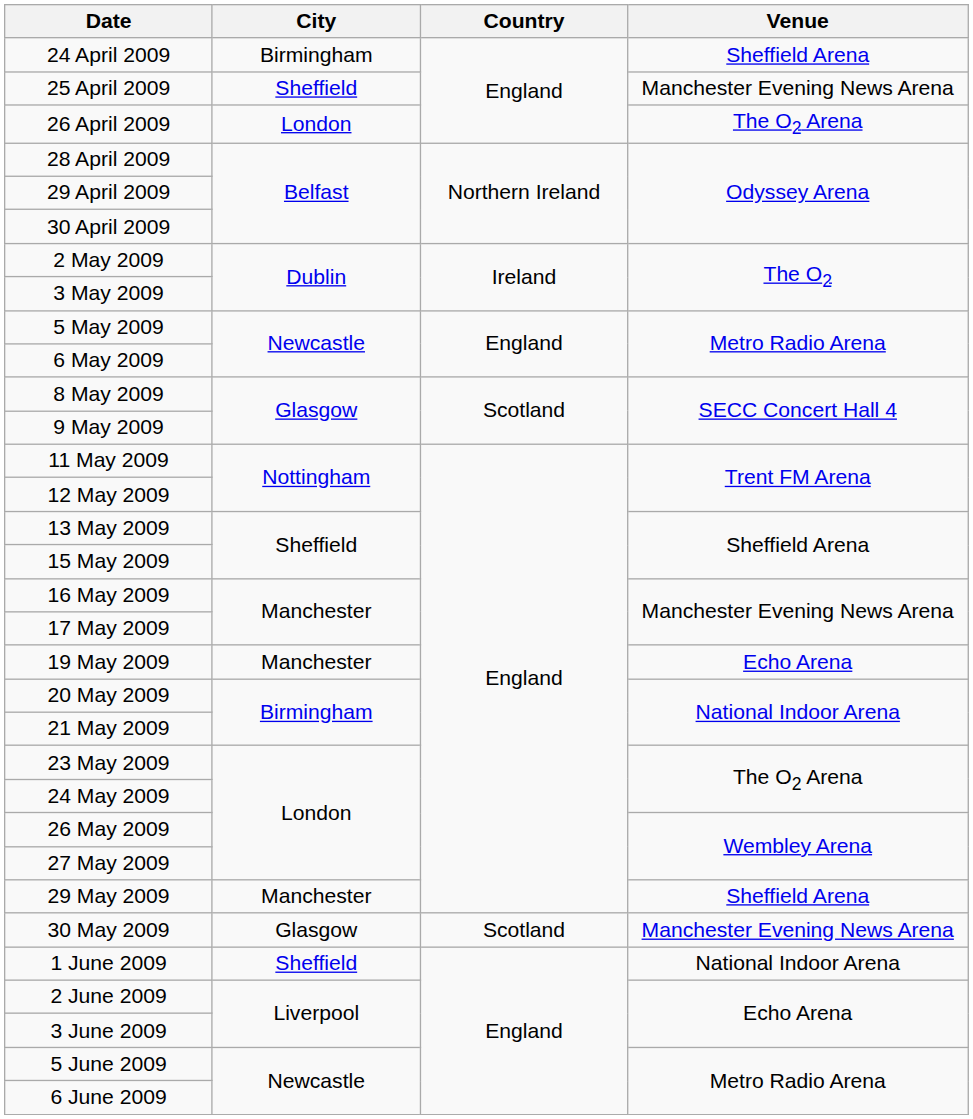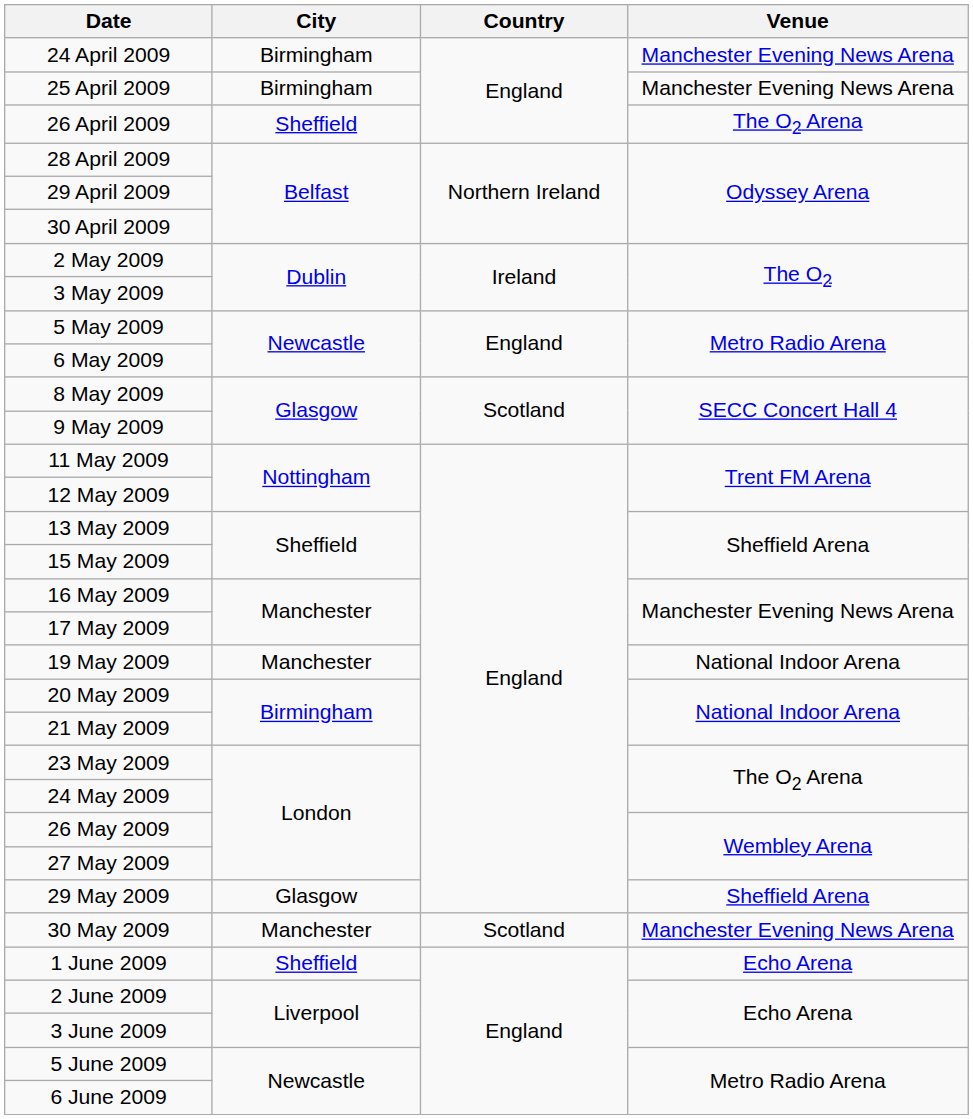(798, 54) Sheffield Arena -> (798, 54) Manchester Evening News Arena
(316, 88) Sheffield -> (316, 88) Birmingham
(316, 123) London -> (316, 123) Sheffield
(798, 661) Echo Arena -> (798, 661) National Indoor Arena
(316, 896) Manchester -> (316, 896) Glasgow
(316, 929) Glasgow -> (316, 929) Manchester
(798, 963) National Indoor Arena -> (798, 963) Echo Arena
